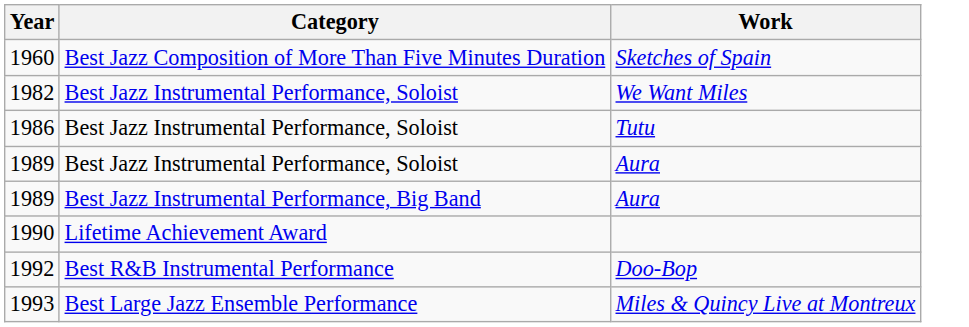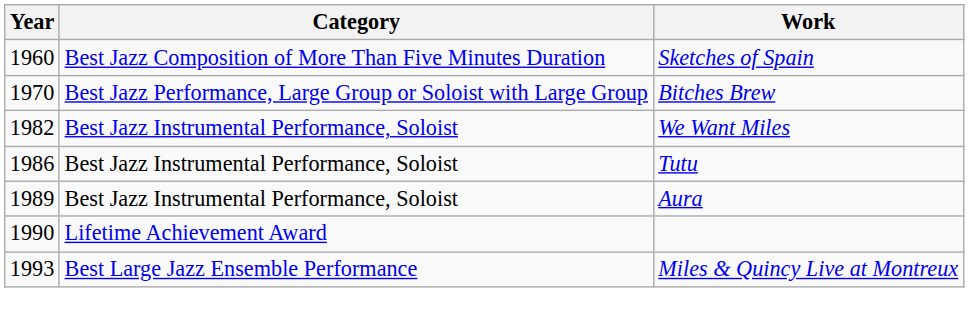+ row: (32, 92)
- row: (32, 198)
- row: (32, 269)
